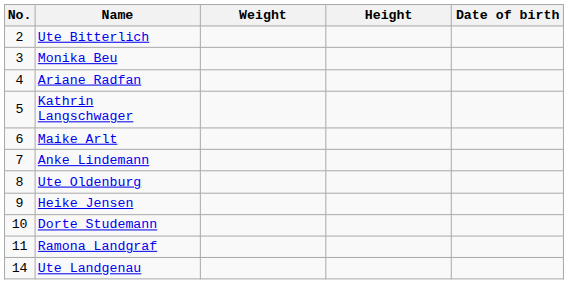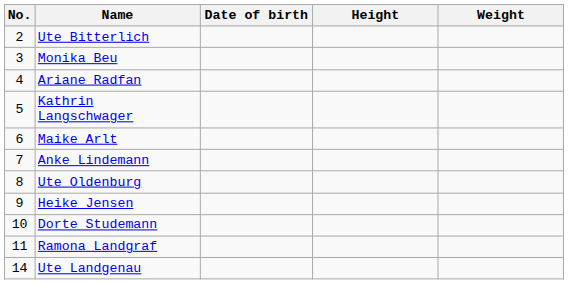columns swapped: (508, 15) <-> (263, 15)
